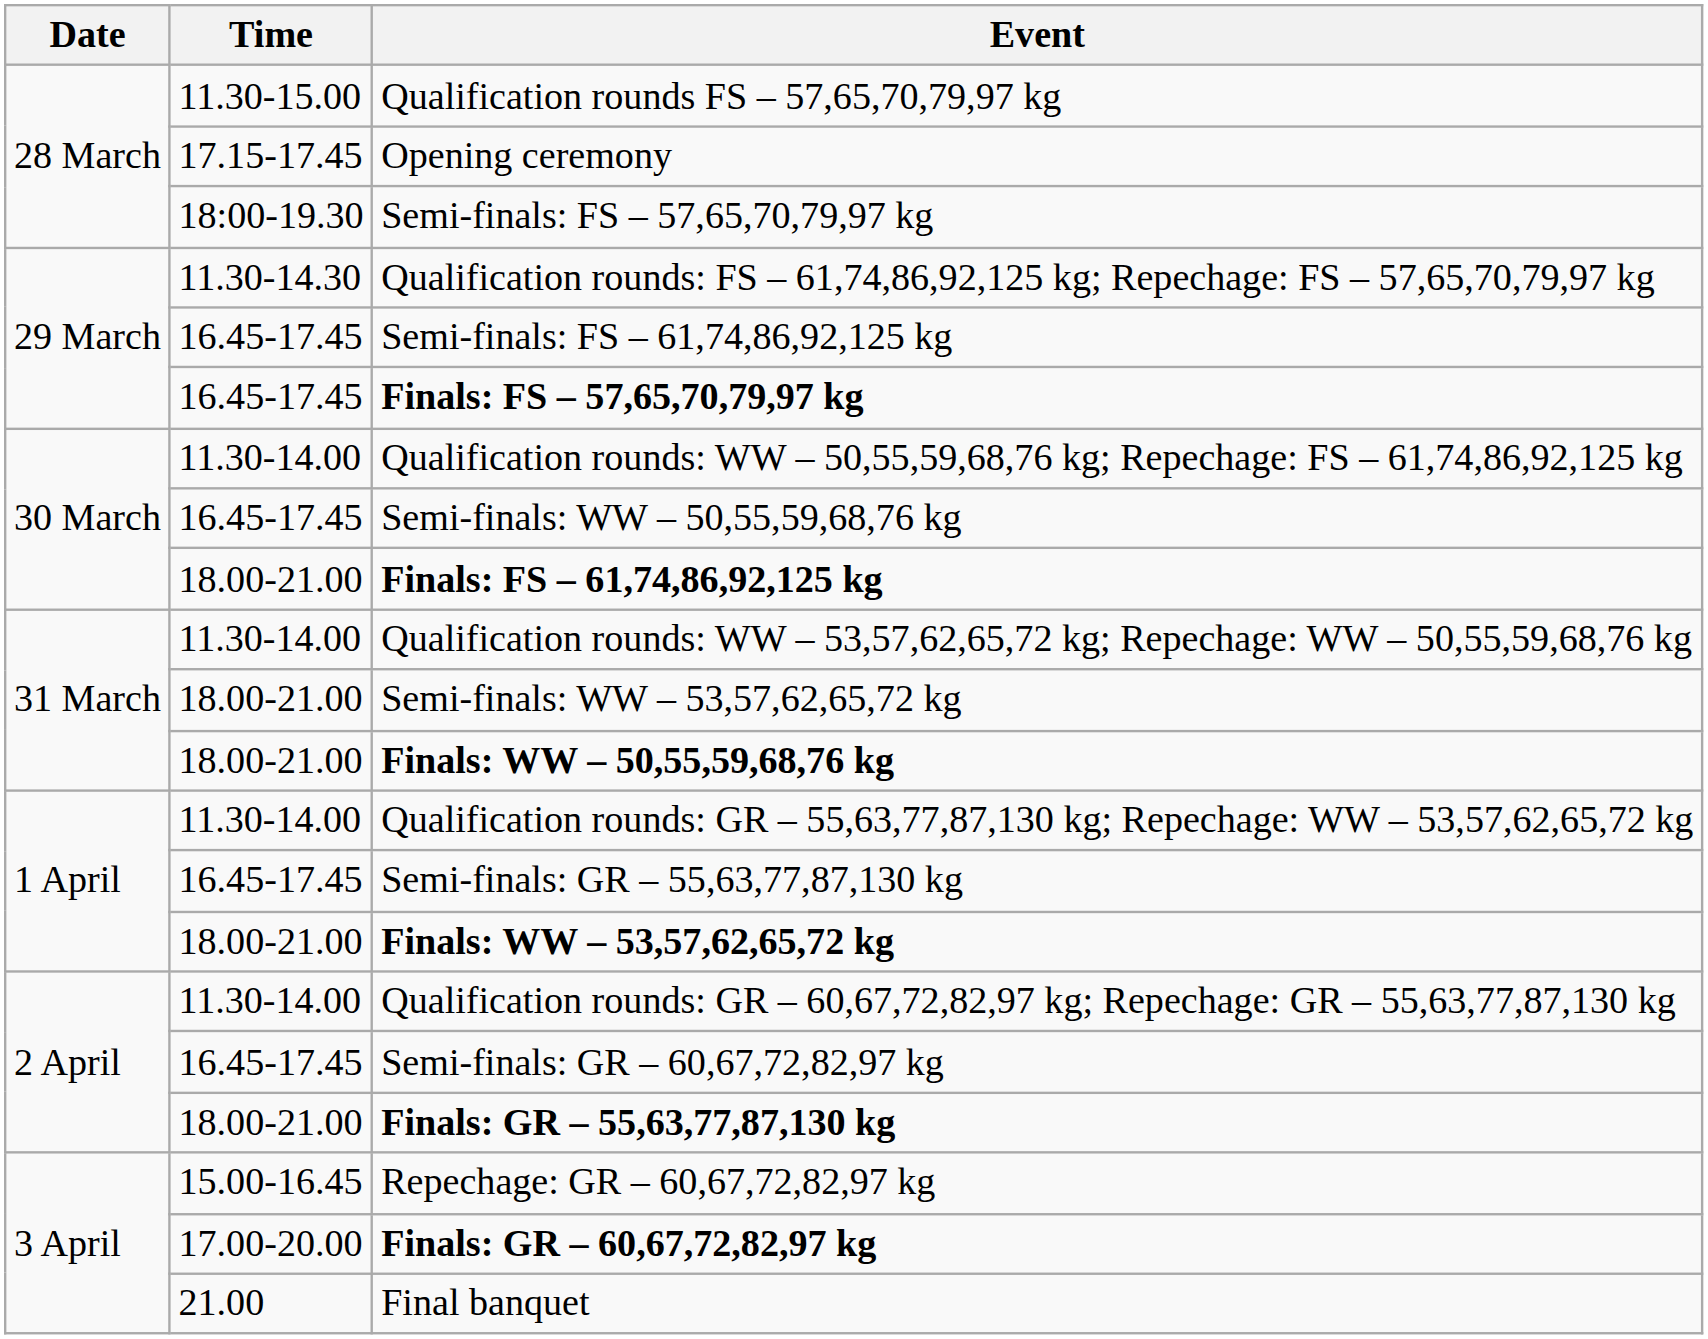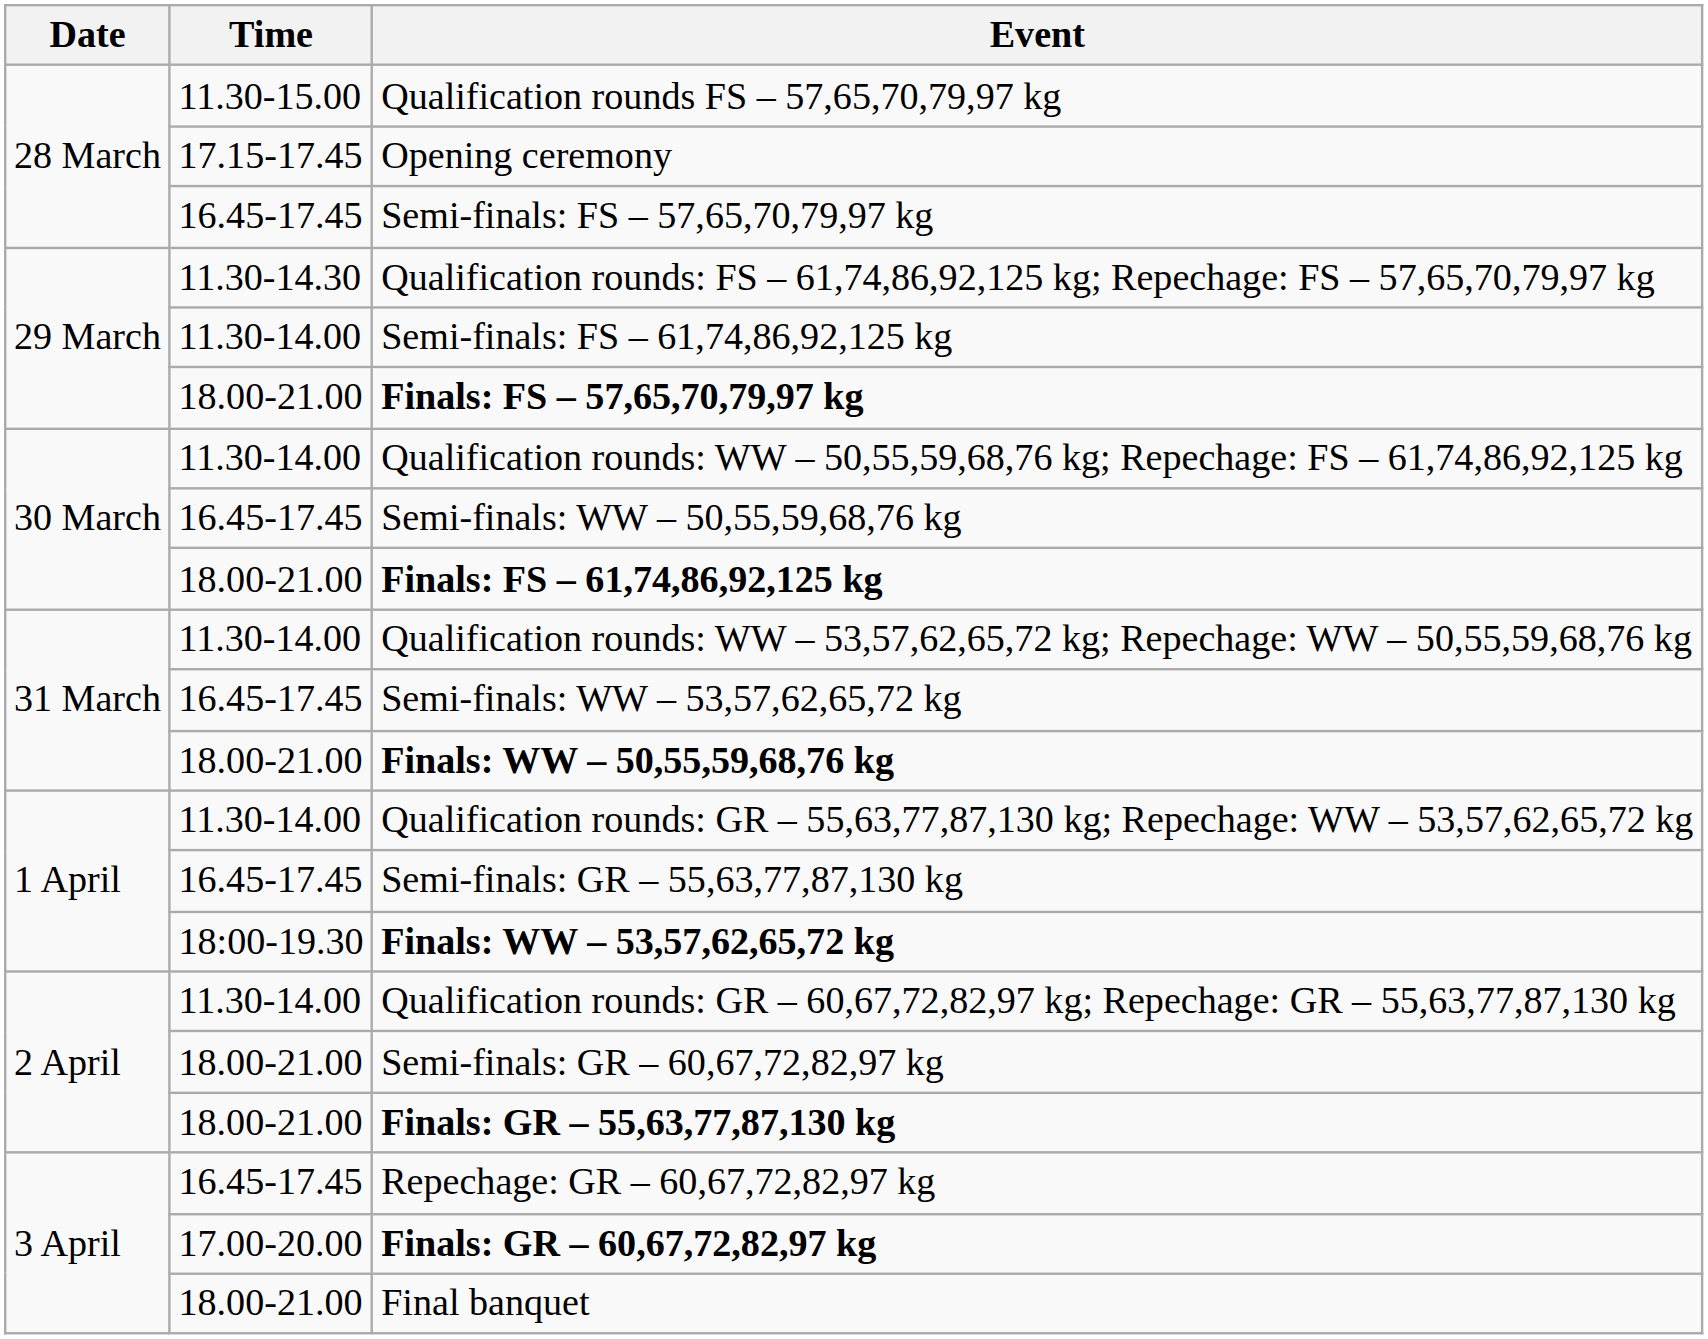(271, 215) 18:00-19.30 -> (271, 215) 16.45-17.45
(271, 336) 16.45-17.45 -> (270, 336) 11.30-14.00
(271, 397) 16.45-17.45 -> (271, 397) 18.00-21.00
(271, 699) 18.00-21.00 -> (271, 699) 16.45-17.45
(271, 940) 18.00-21.00 -> (271, 940) 18:00-19.30
(271, 1061) 16.45-17.45 -> (271, 1061) 18.00-21.00
(271, 1182) 15.00-16.45 -> (271, 1182) 16.45-17.45
(221, 1302) 21.00 -> (271, 1302) 18.00-21.00
